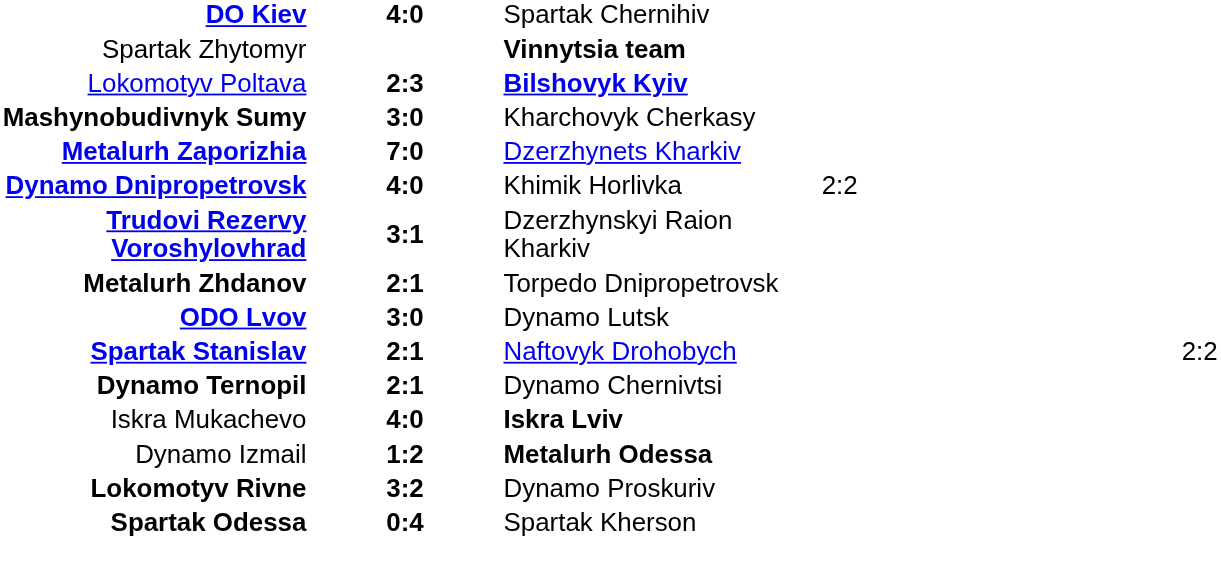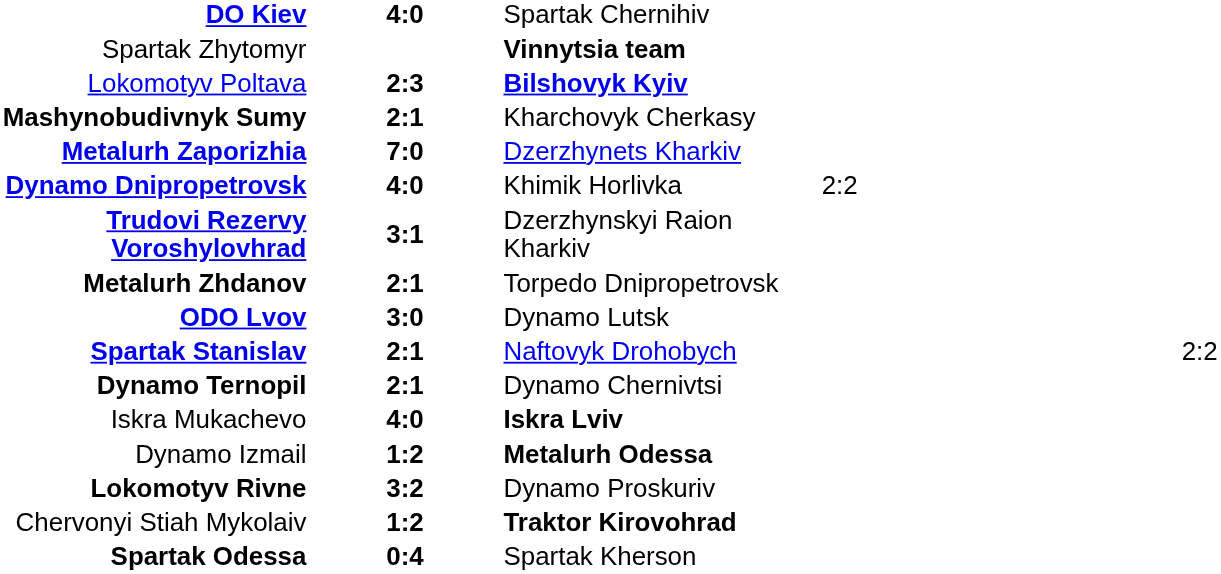(405, 117) 3:0 -> (405, 117) 2:1
+ row: (161, 522)
